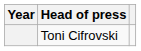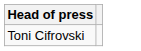- column: (21, 14)
